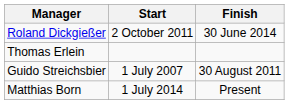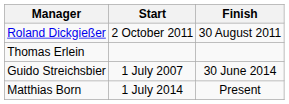(240, 33) 30 June 2014 -> (240, 33) 30 August 2011
(240, 71) 30 August 2011 -> (240, 71) 30 June 2014
